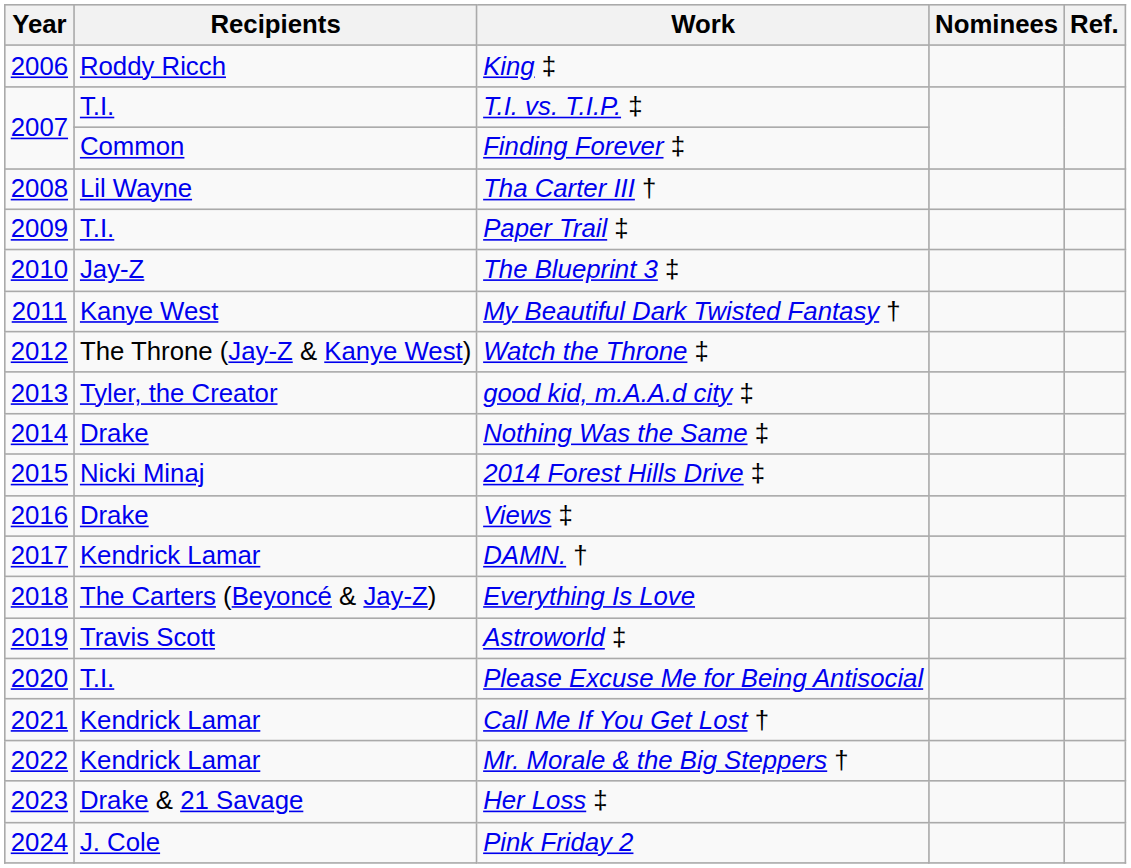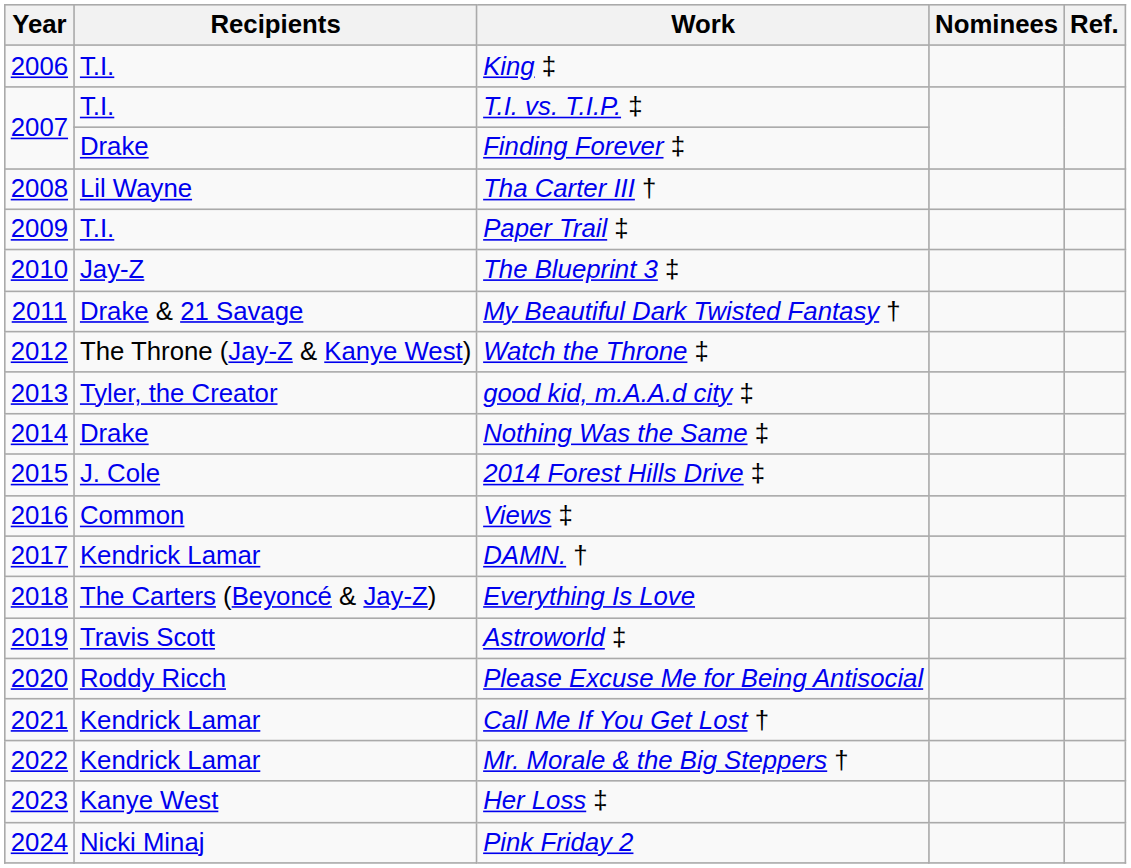(153, 65) Roddy Ricch -> (97, 65) T.I.
(132, 147) Common -> (114, 147) Drake
(149, 310) Kanye West -> (192, 310) Drake & 21 Savage
(142, 474) Nicki Minaj -> (120, 474) J. Cole
(114, 515) Drake -> (132, 515) Common
(97, 678) T.I. -> (153, 678) Roddy Ricch
(192, 801) Drake & 21 Savage -> (149, 801) Kanye West
(120, 842) J. Cole -> (142, 842) Nicki Minaj
